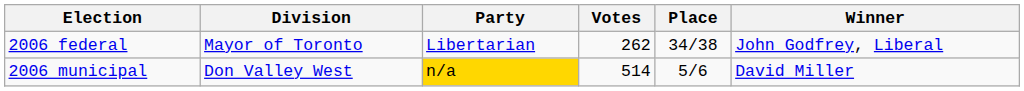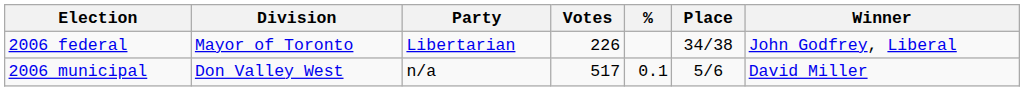+ column: (648, 18)
(636, 45) 262 -> (605, 45) 226
(441, 72) gold background -> (421, 72) no background
(636, 72) 514 -> (605, 72) 517
